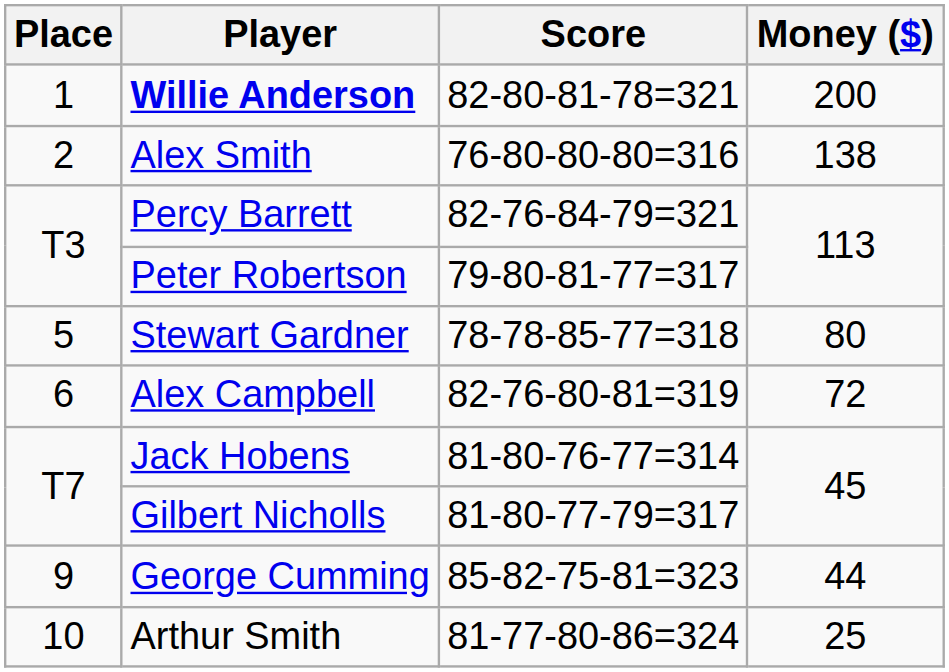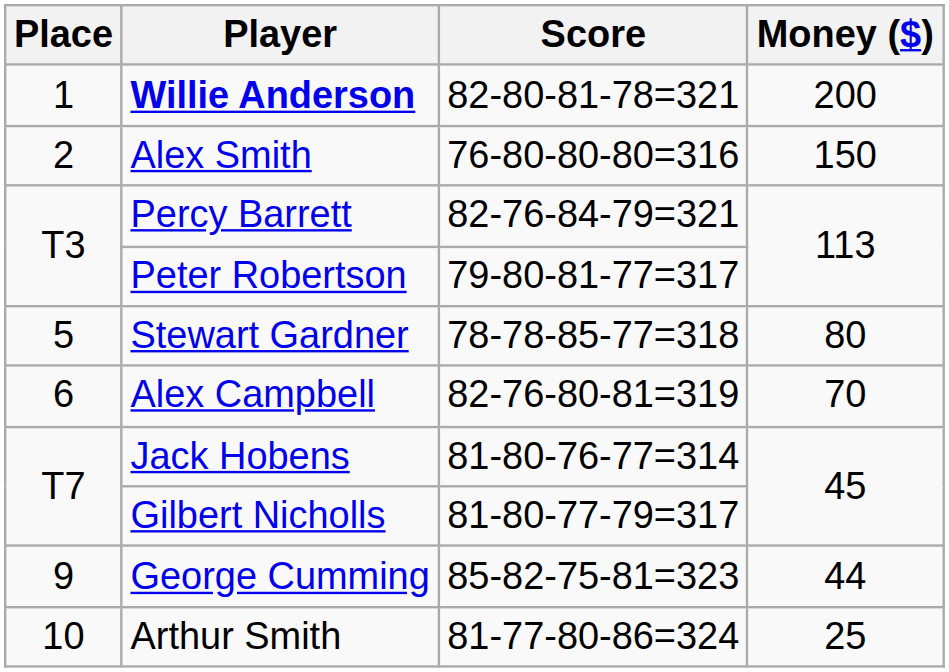(845, 154) 138 -> (845, 154) 150
(845, 395) 72 -> (845, 395) 70
